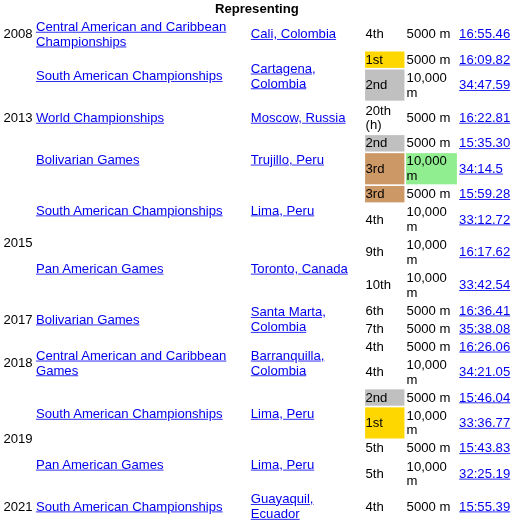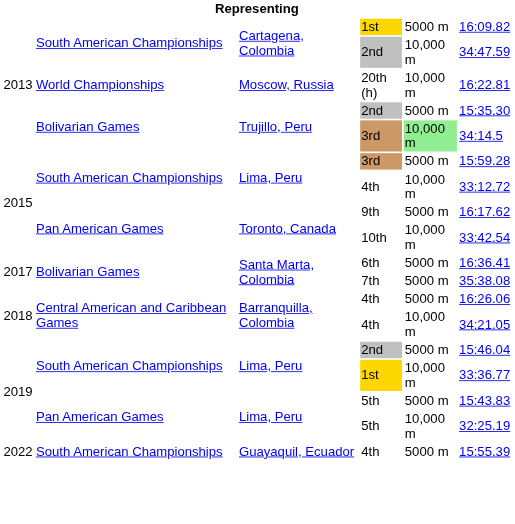- row: (293, 34)
(429, 117) 5000 m -> (425, 85) 10,000 m
(427, 252) 10,000 m -> (427, 212) 5000 m
(18, 506) 2021 -> (18, 451) 2022
